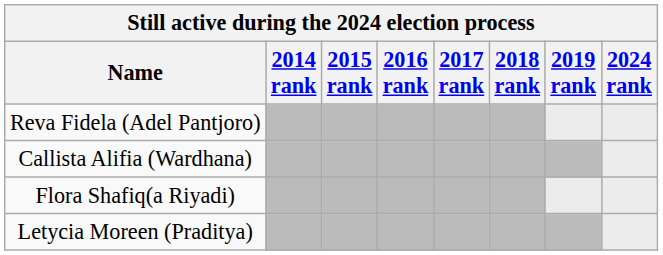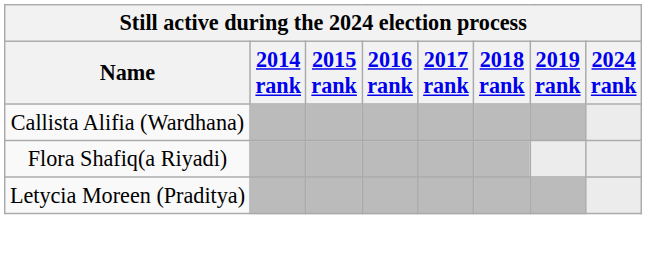- row: (135, 122)
